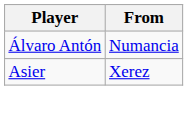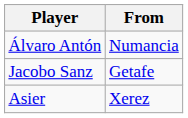+ row: (51, 71)
